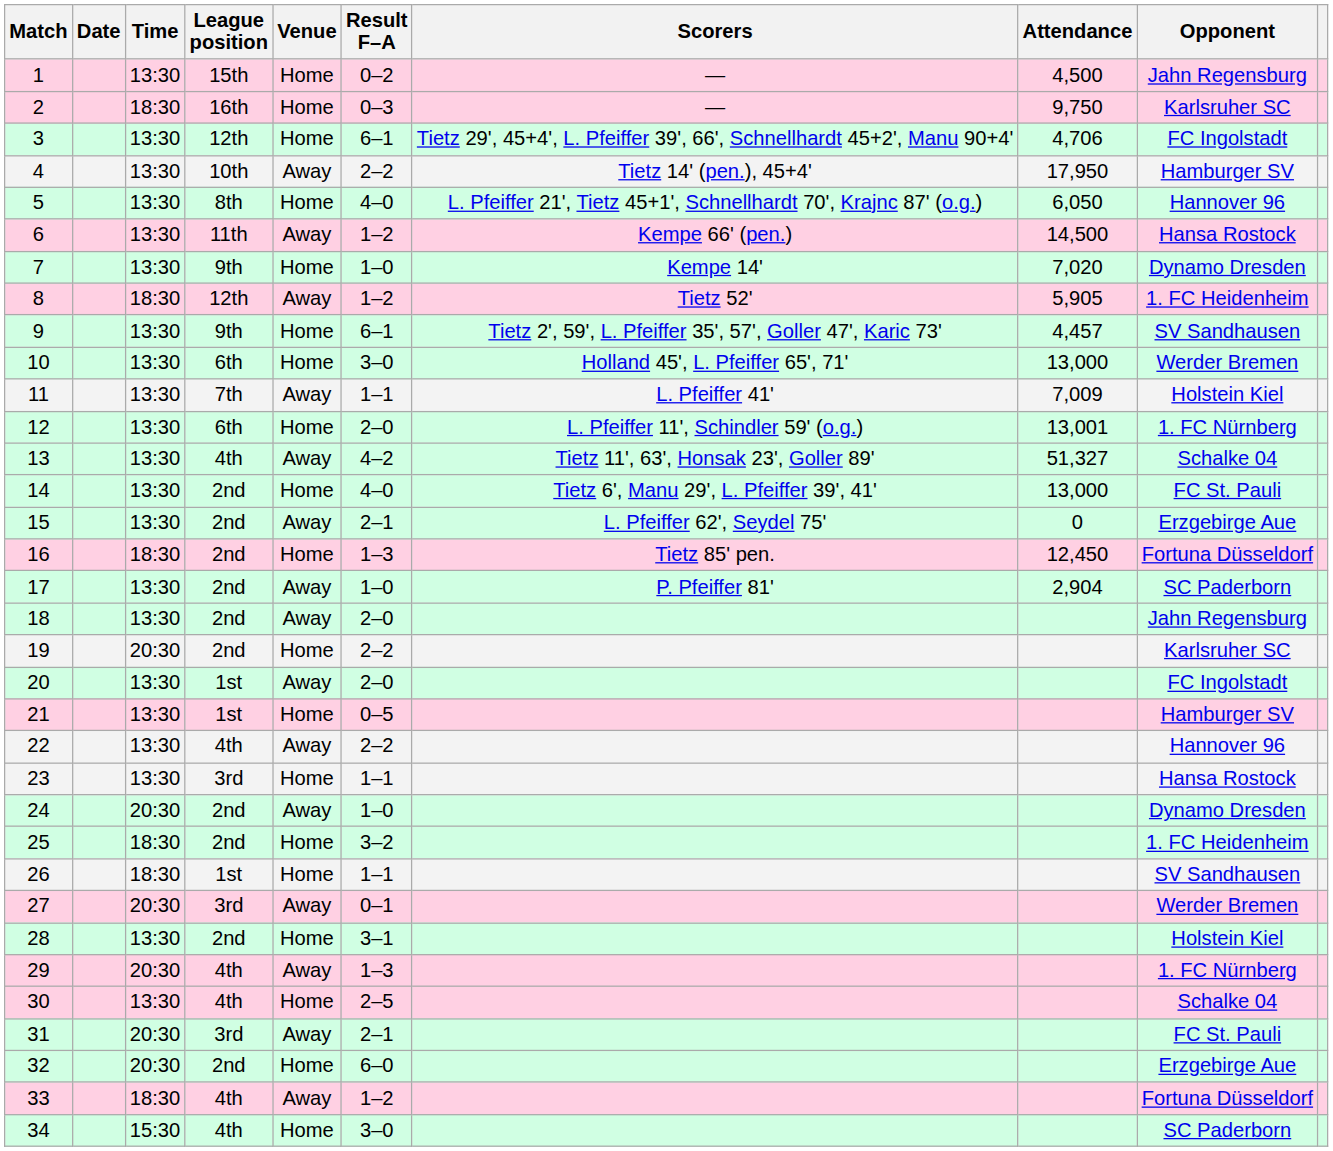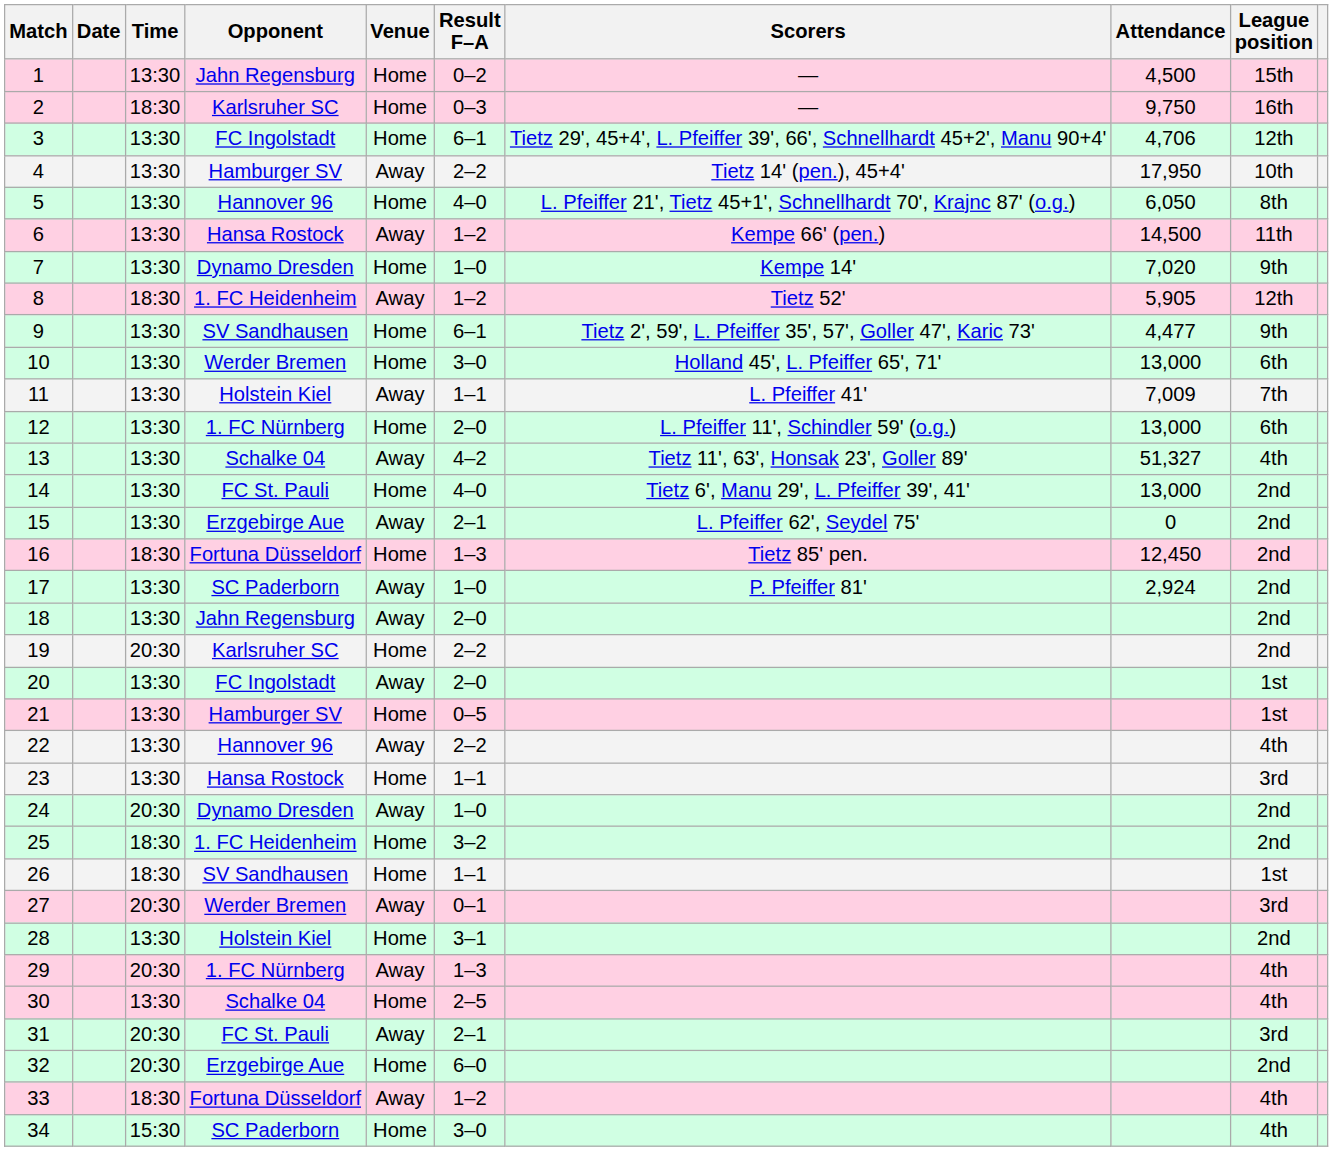columns swapped: (1227, 31) <-> (229, 31)
(1077, 330) 4,457 -> (1170, 330) 4,477
(1077, 426) 13,001 -> (1171, 426) 13,000
(1077, 586) 2,904 -> (1170, 586) 2,924
